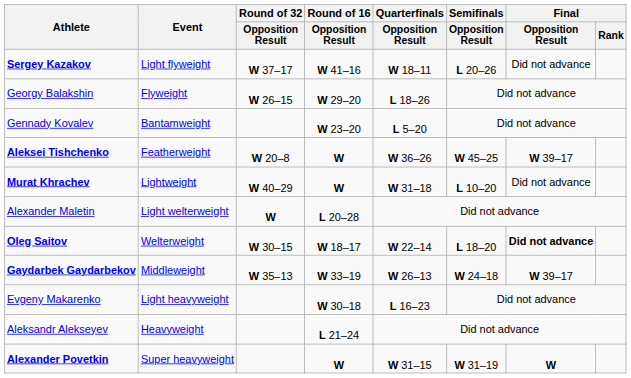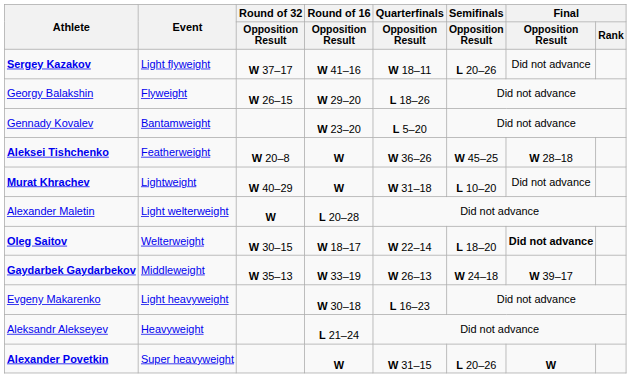(551, 159) W 39–17 -> (551, 159) W 28–18
(476, 365) W 31–19 -> (476, 365) L 20–26
